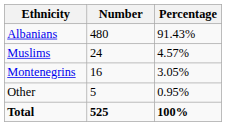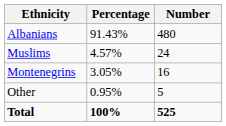columns swapped: (121, 14) <-> (188, 14)
